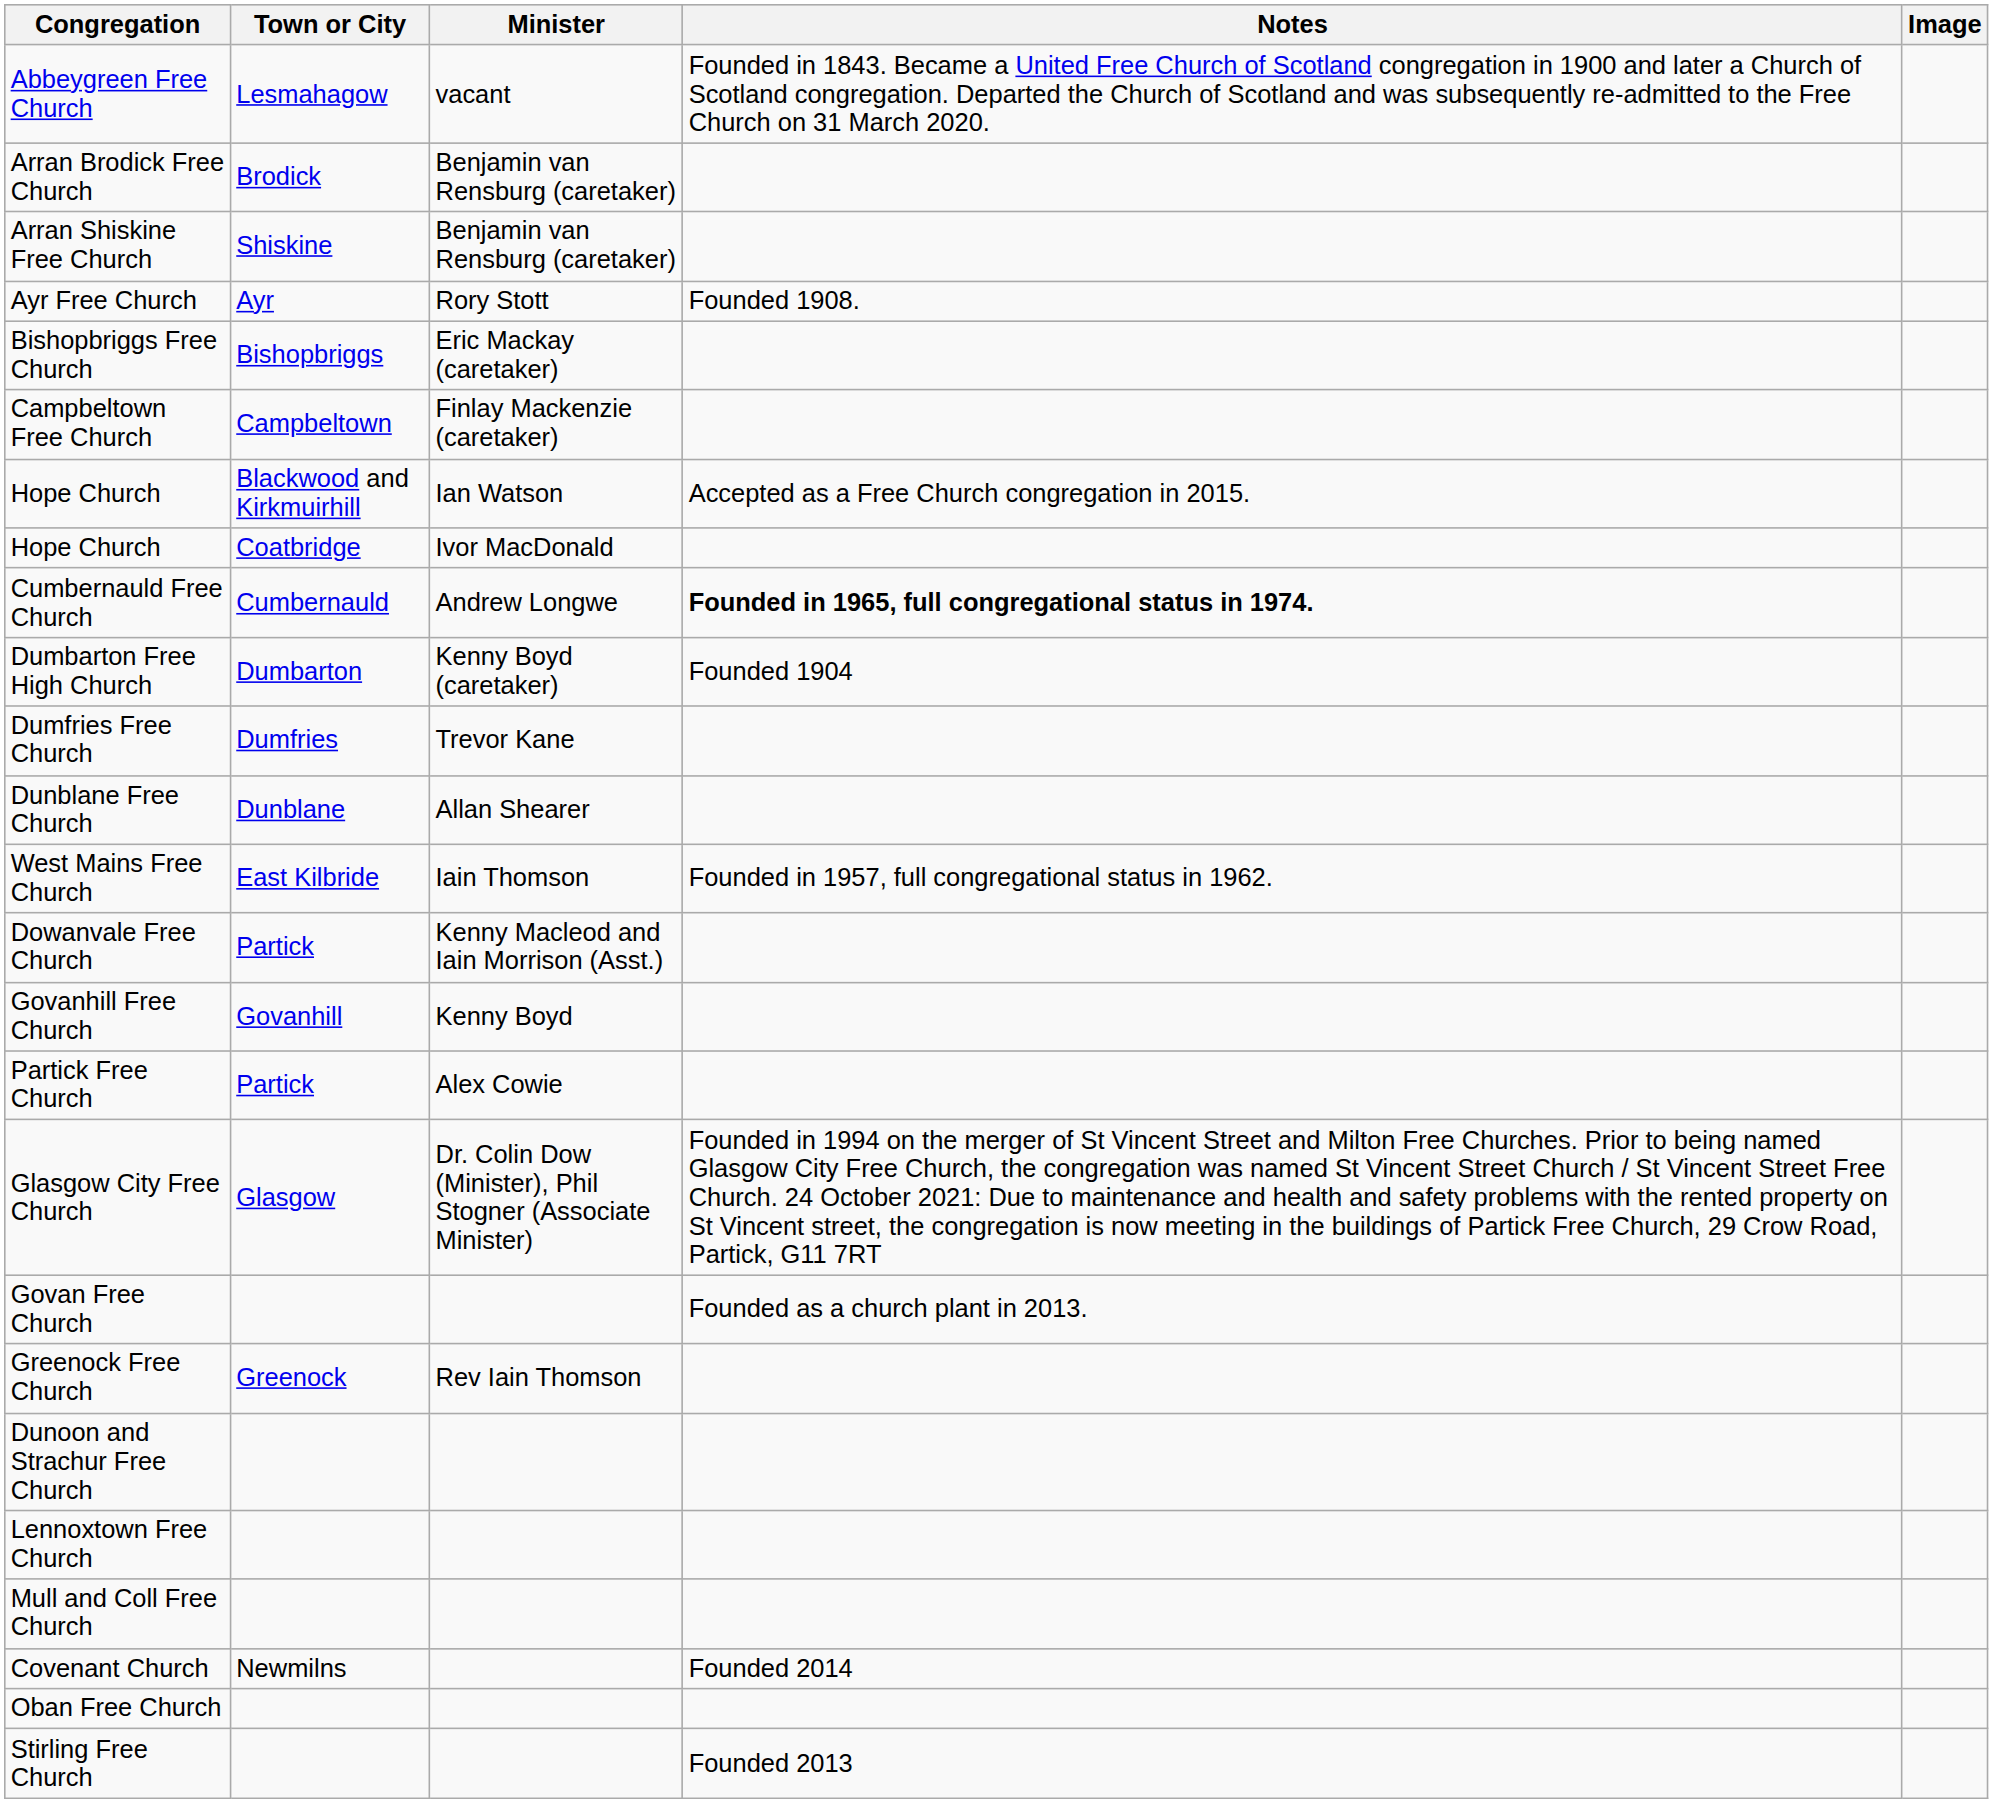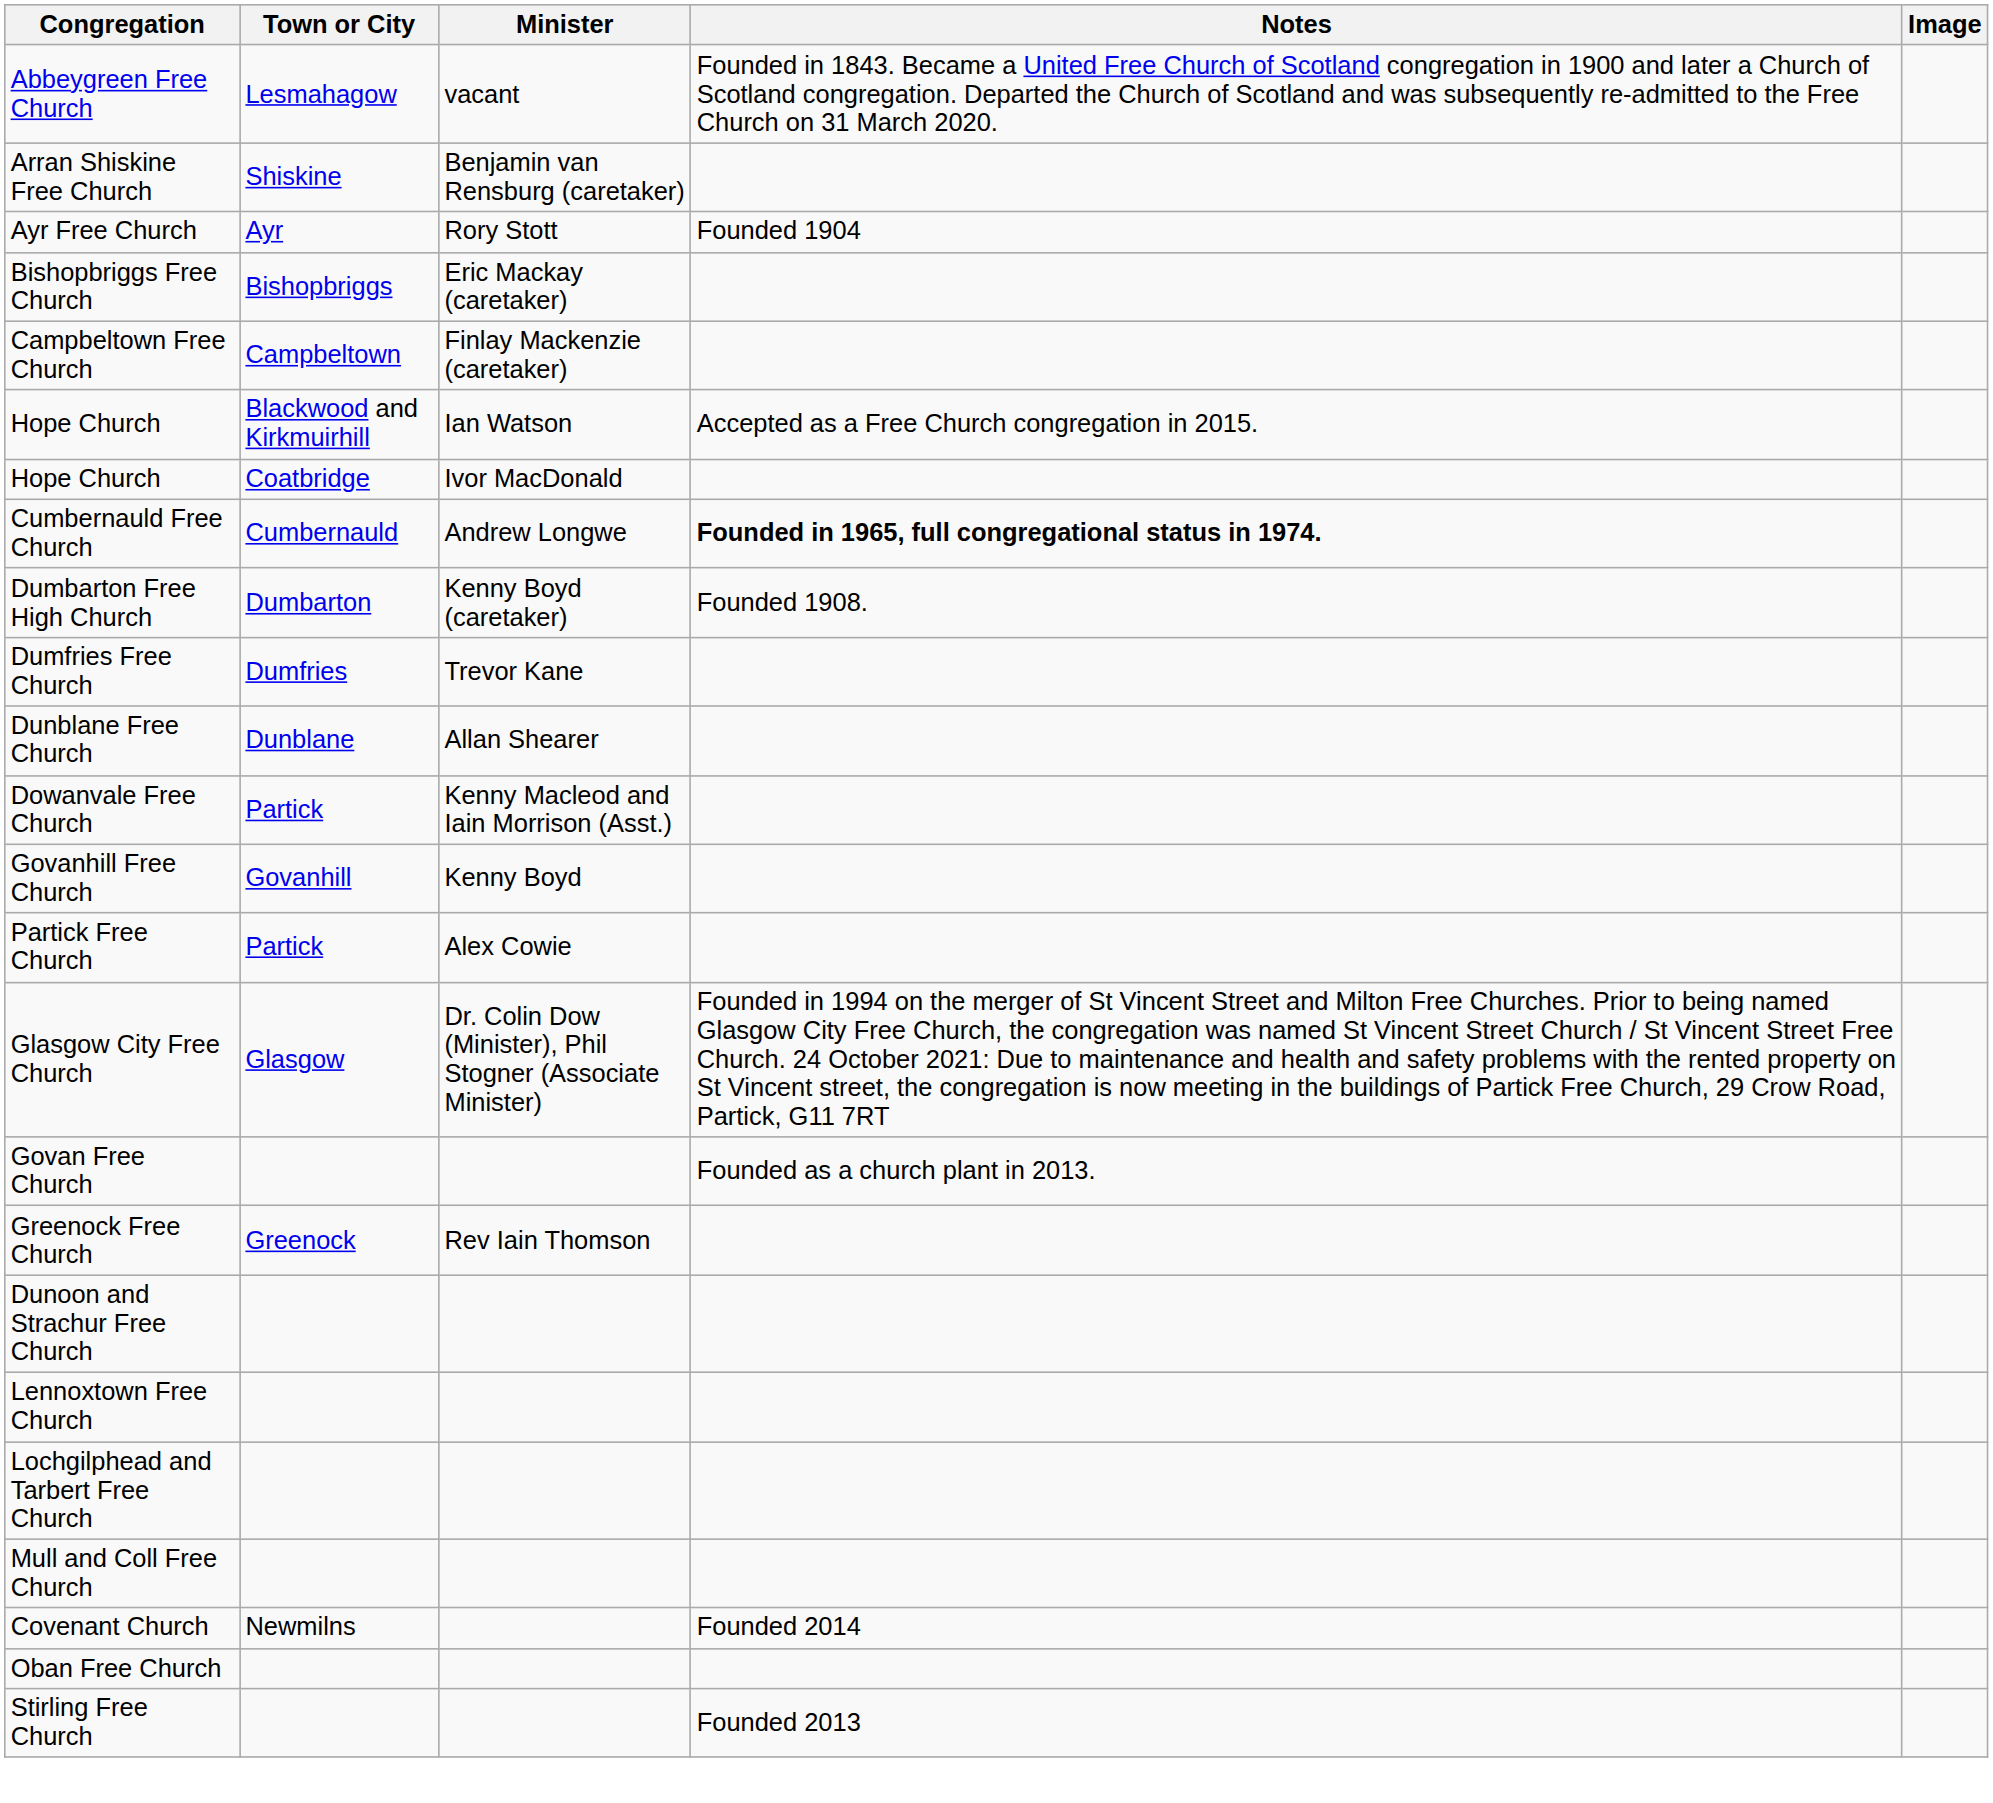- row: (117, 176)
(774, 300) Founded 1908. -> (779, 231) Founded 1904
(771, 671) Founded 1904 -> (782, 602) Founded 1908.
- row: (107, 878)
+ row: (111, 1489)
